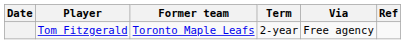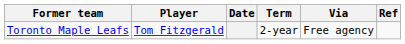columns swapped: (20, 13) <-> (194, 13)
